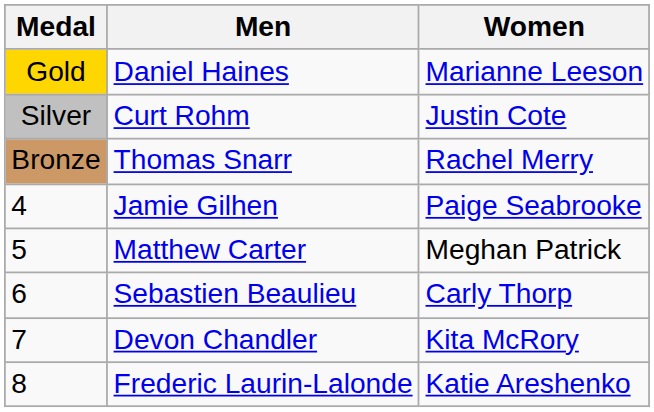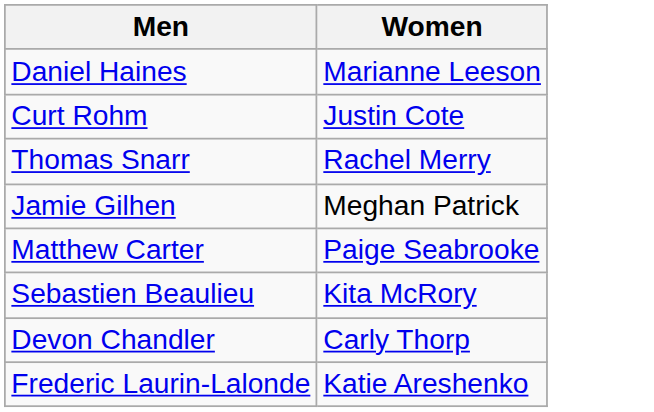- column: (56, 26)
(534, 205) Paige Seabrooke -> (421, 205) Meghan Patrick
(523, 250) Meghan Patrick -> (431, 250) Paige Seabrooke
(499, 294) Carly Thorp -> (400, 294) Kita McRory
(502, 339) Kita McRory -> (397, 339) Carly Thorp
